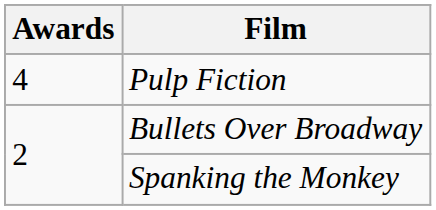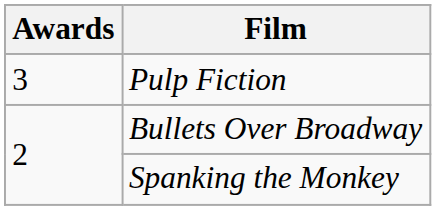(20, 79) 4 -> (20, 79) 3
